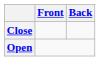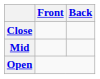+ row: (20, 47)
